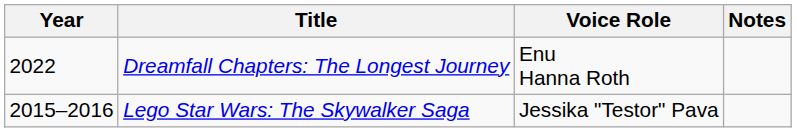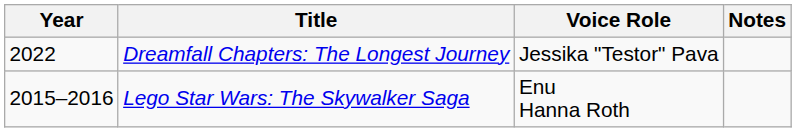(574, 65) Enu Hanna Roth -> (619, 53) Jessika "Testor" Pava
(619, 110) Jessika "Testor" Pava -> (574, 98) Enu Hanna Roth
